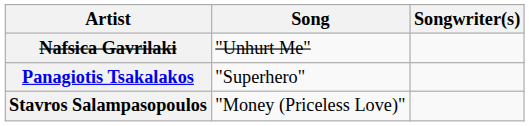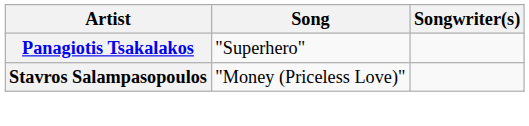- row: (108, 47)
